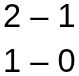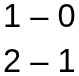rows swapped: (39, 60) <-> (39, 16)
